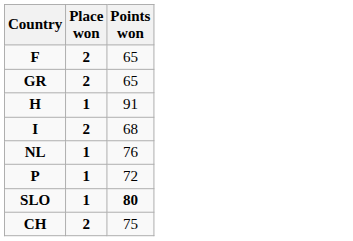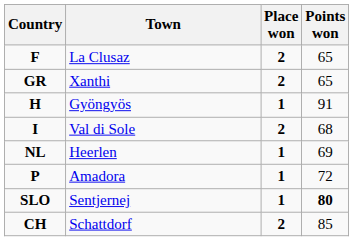+ column: (163, 24)
(130, 152) 76 -> (325, 152) 69
(130, 224) 75 -> (325, 224) 85
